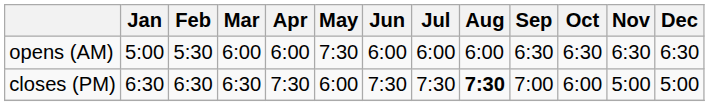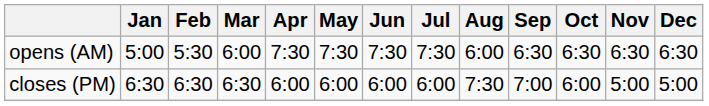(290, 52) 6:00 -> (290, 52) 7:30
(387, 52) 6:00 -> (387, 52) 7:30
(436, 52) 6:00 -> (436, 52) 7:30
(290, 84) 7:30 -> (290, 84) 6:00
(387, 84) 7:30 -> (387, 84) 6:00
(436, 84) 7:30 -> (436, 84) 6:00
(485, 84) bold -> (484, 84) normal
